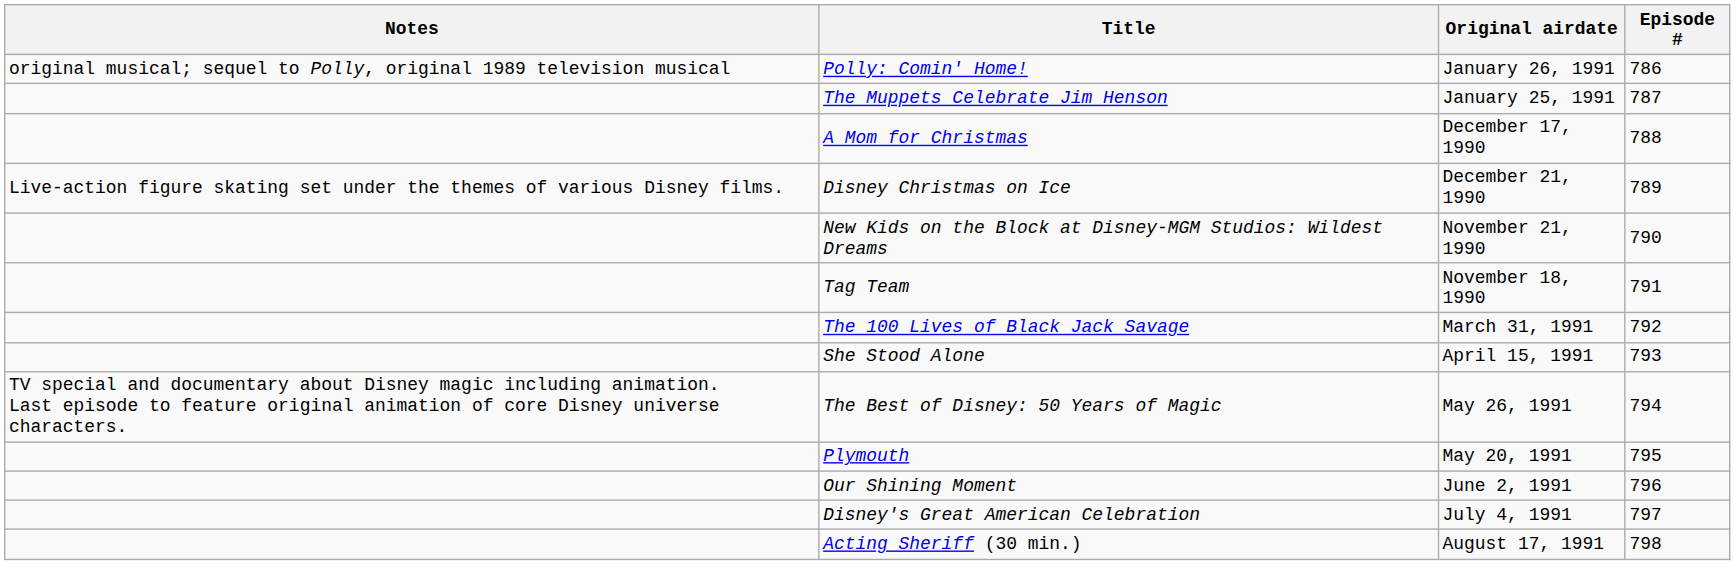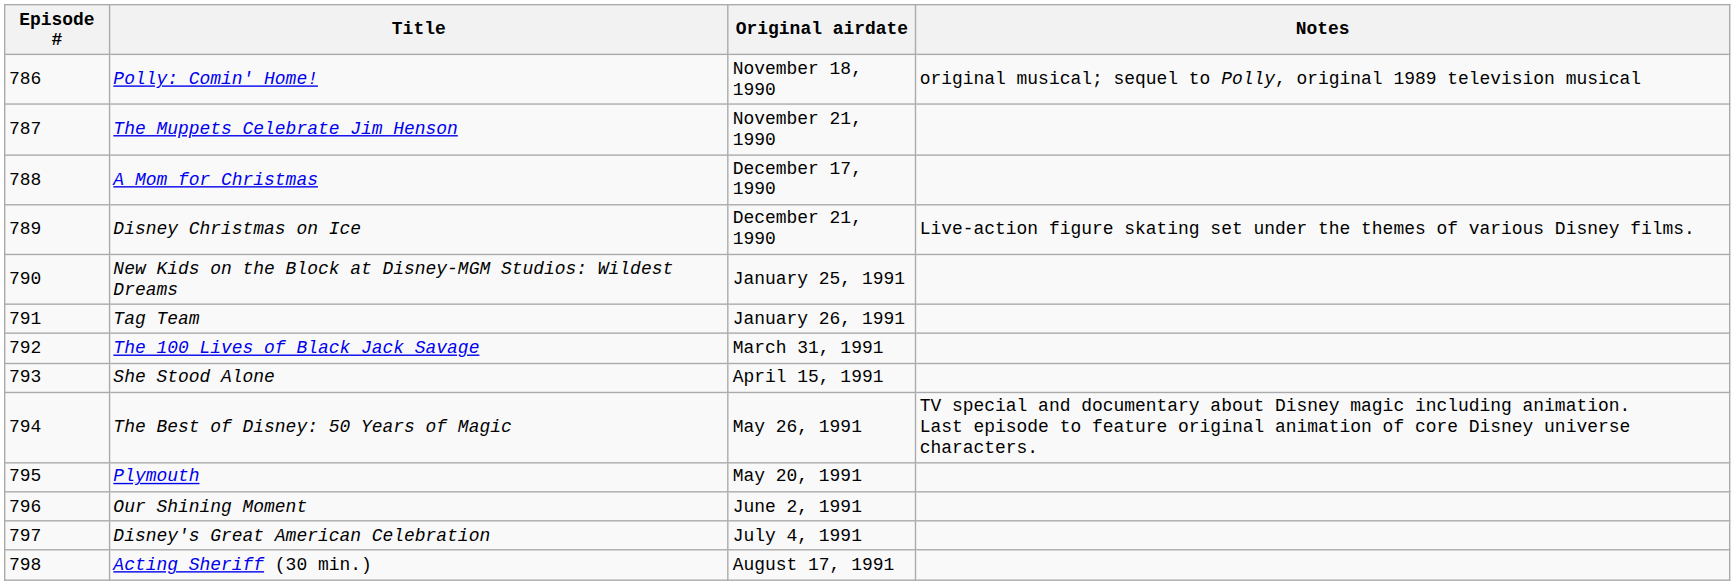columns swapped: (1677, 30) <-> (412, 30)
(1529, 69) January 26, 1991 -> (797, 80) November 18, 1990
(1529, 98) January 25, 1991 -> (797, 130) November 21, 1990
(1507, 238) November 21, 1990 -> (819, 279) January 25, 1991
(1507, 288) November 18, 1990 -> (819, 319) January 26, 1991
